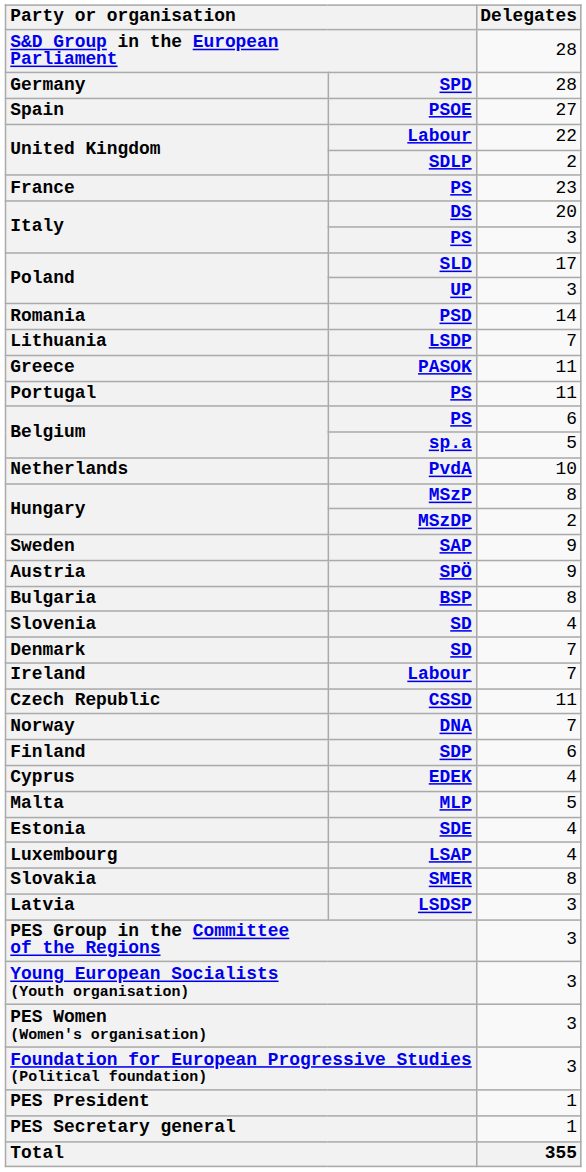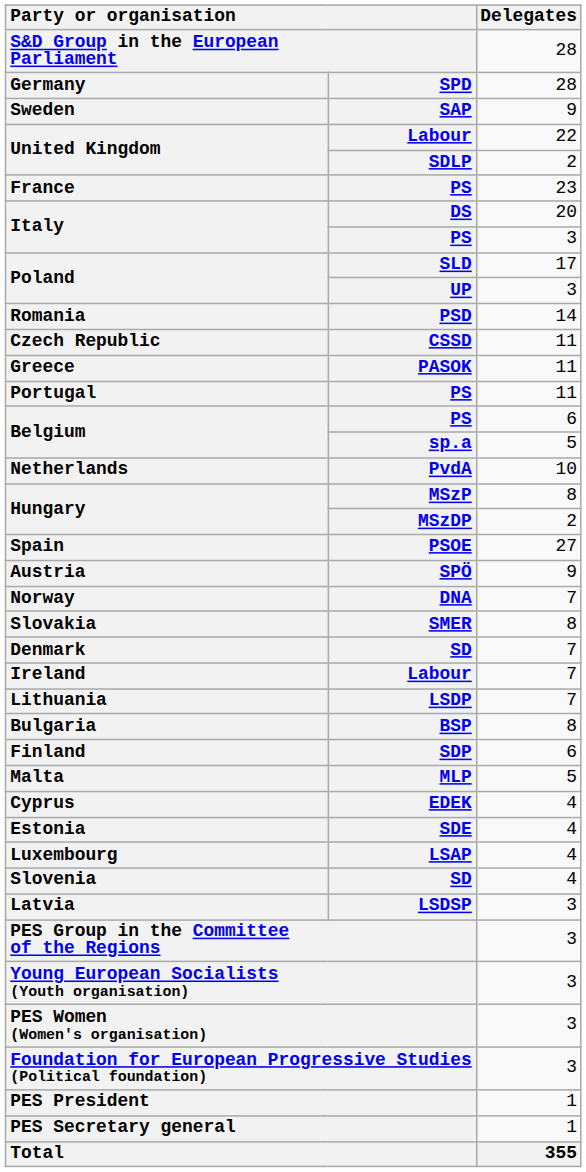rows swapped: (37, 111) <-> (42, 547)
rows swapped: (85, 701) <-> (59, 341)
rows swapped: (53, 598) <-> (42, 726)
rows swapped: (53, 880) <-> (53, 624)
rows swapped: (37, 803) <-> (42, 778)
